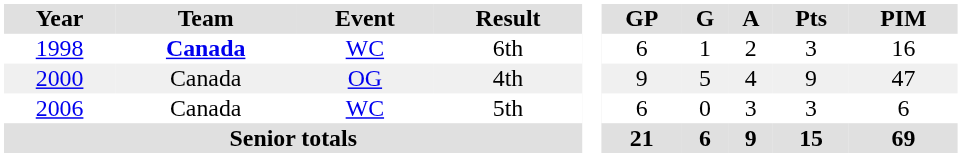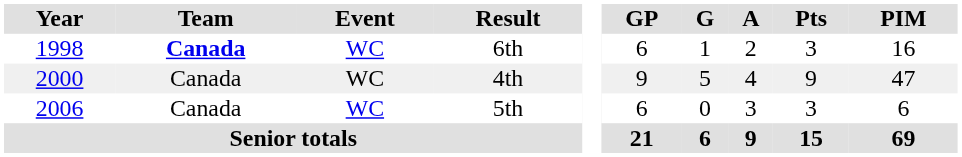(365, 78) OG -> (365, 78) WC
